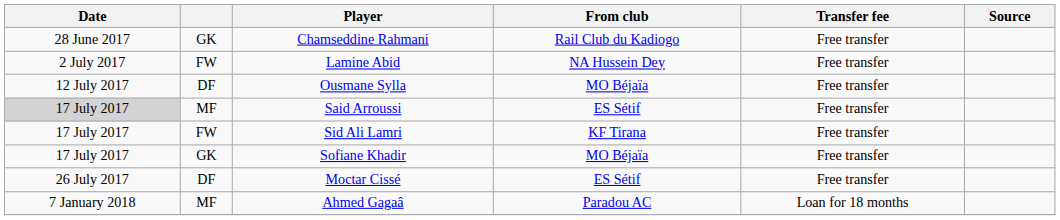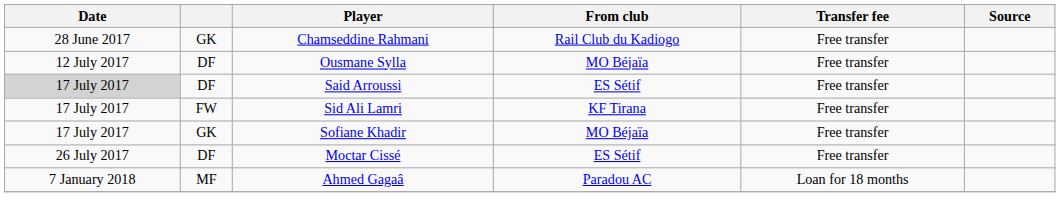- row: (363, 62)
(206, 109) MF -> (206, 85) DF
